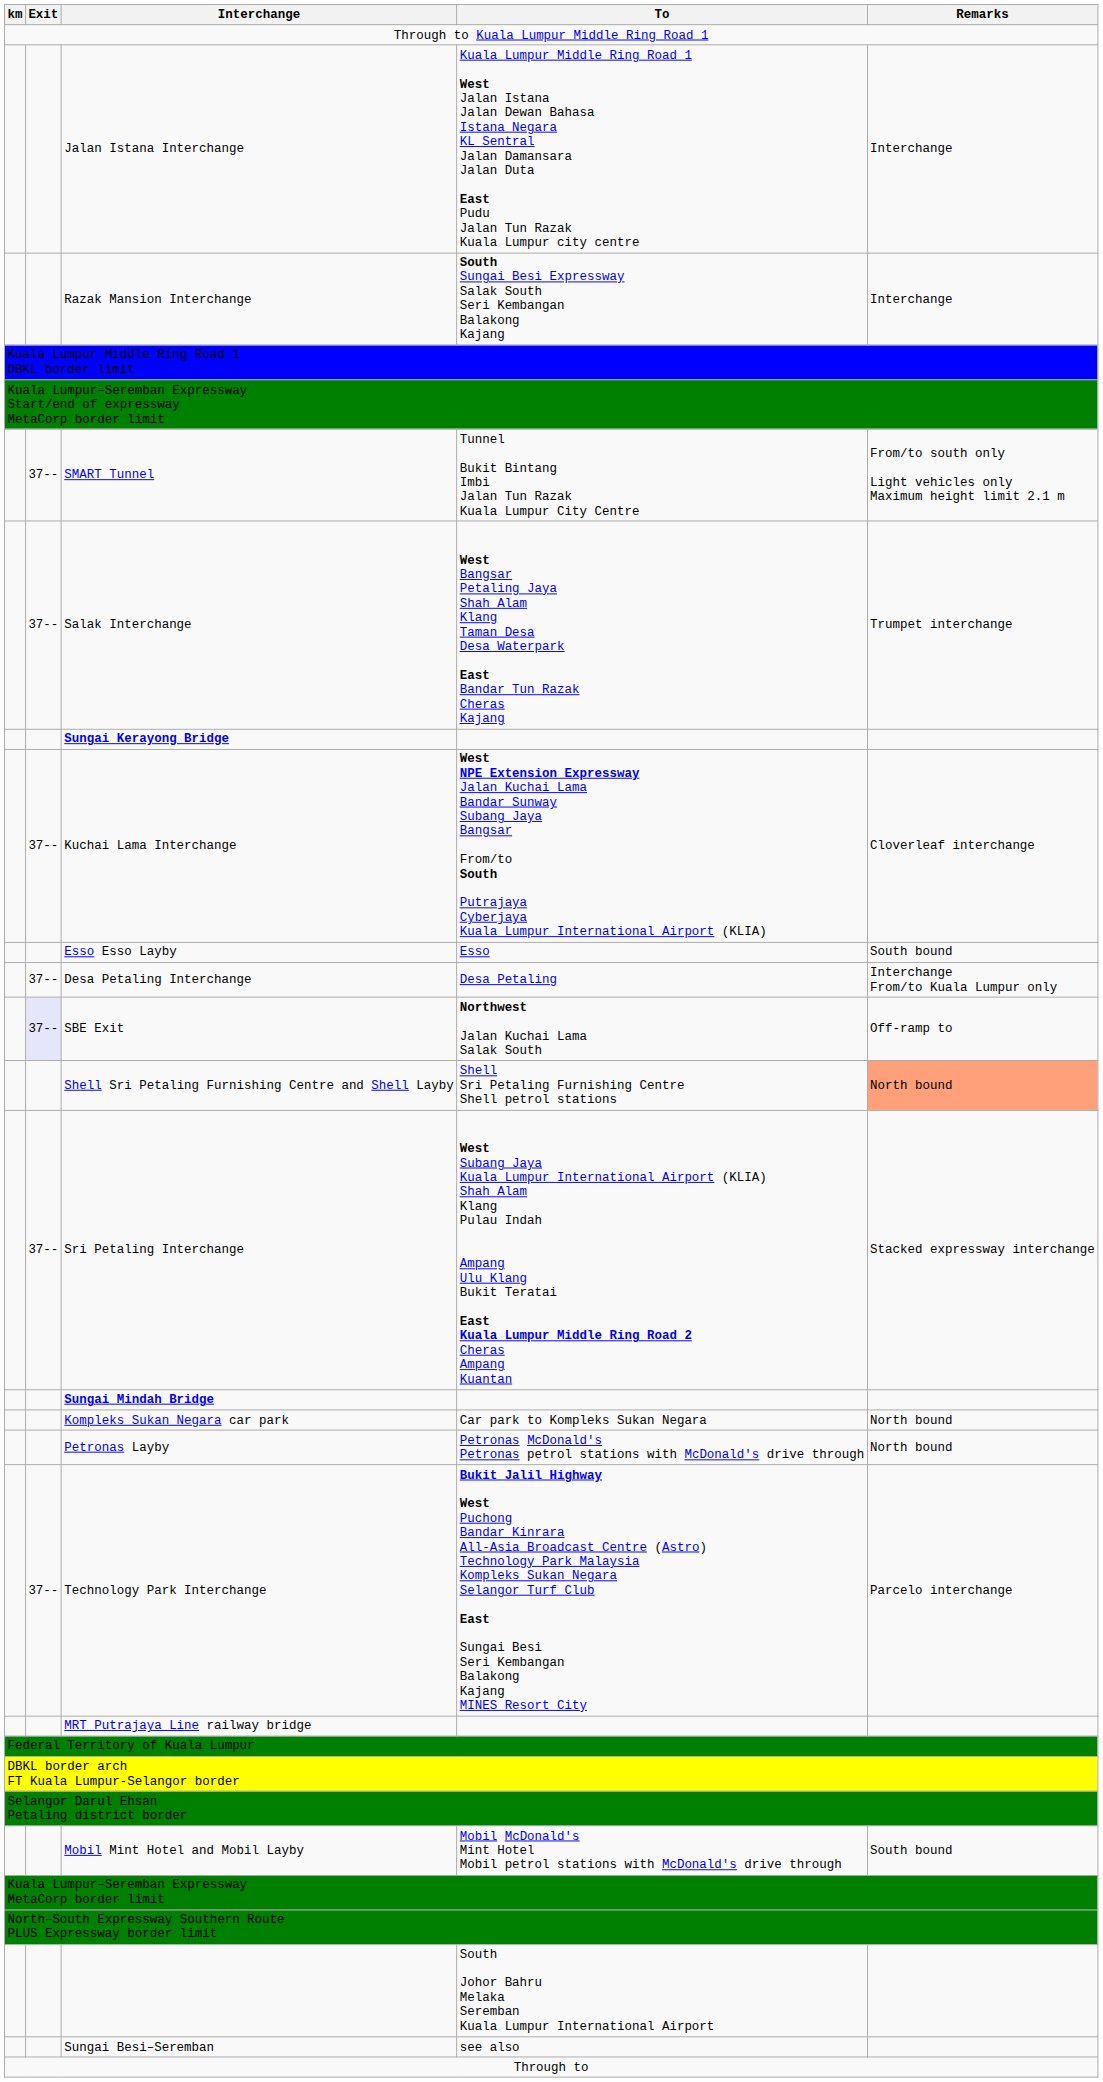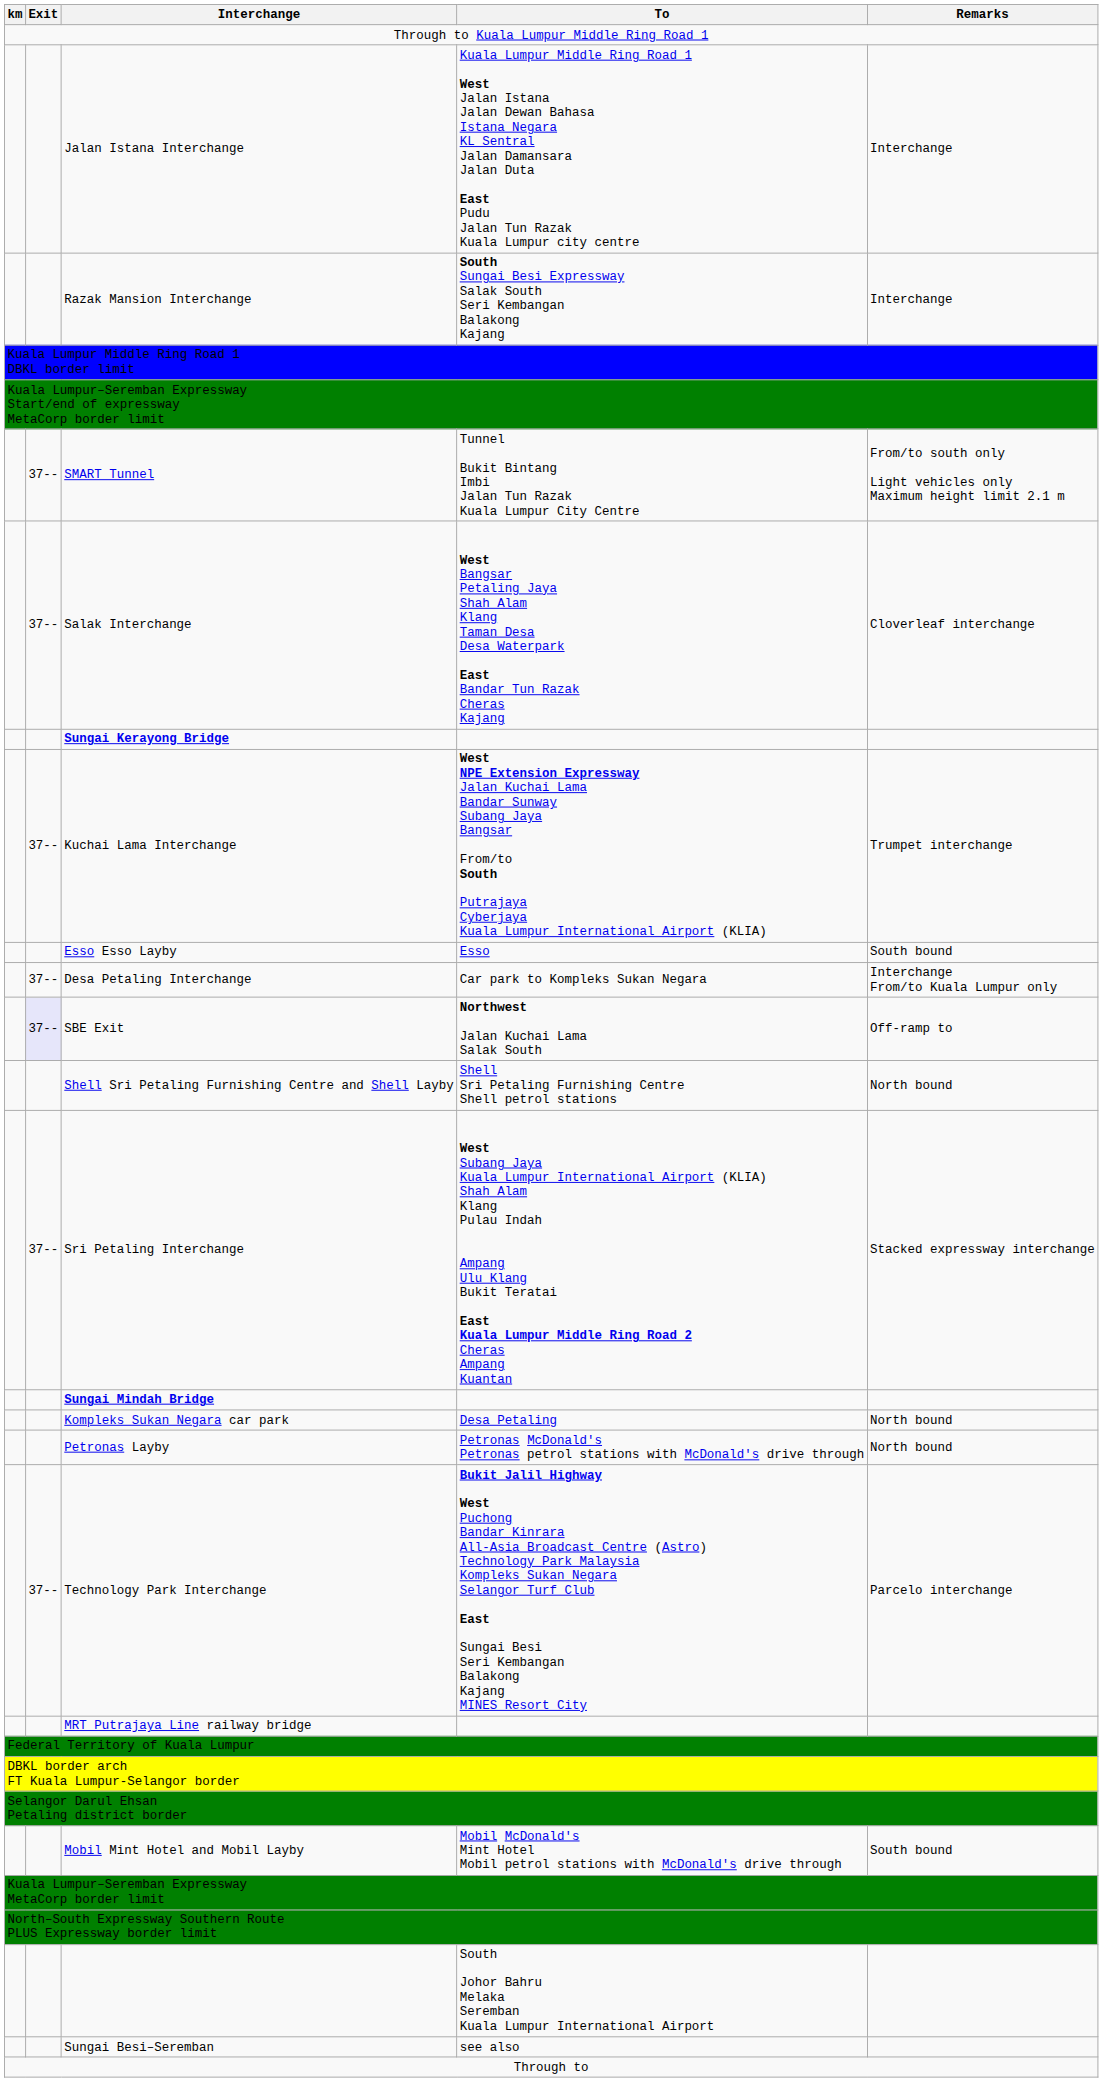(941, 625) Trumpet interchange -> (952, 625) Cloverleaf interchange
(952, 846) Cloverleaf interchange -> (941, 846) Trumpet interchange
(508, 980) Desa Petaling -> (583, 980) Car park to Kompleks Sukan Negara
(911, 1085) lightsalmon background -> (911, 1085) no background
(583, 1420) Car park to Kompleks Sukan Negara -> (508, 1420) Desa Petaling
